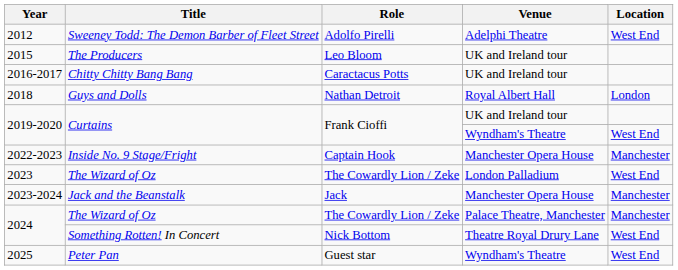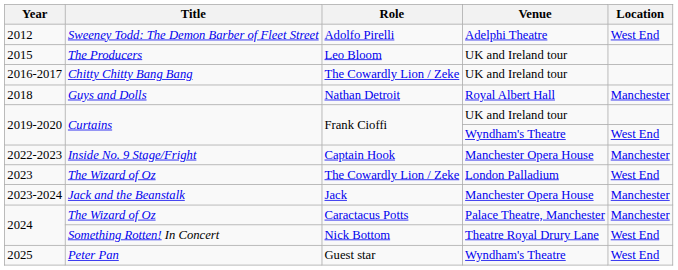(366, 74) Caractacus Potts -> (392, 74) The Cowardly Lion / Zeke
(630, 94) London -> (640, 94) Manchester
(392, 214) The Cowardly Lion / Zeke -> (366, 214) Caractacus Potts
